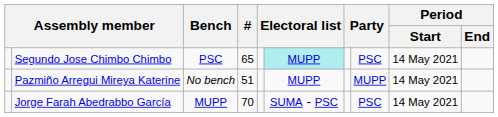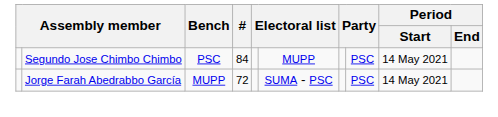(248, 59) 65 -> (242, 59) 84
(304, 59) paleturquoise background -> (299, 59) no background
- row: (97, 80)
(248, 102) 70 -> (242, 80) 72
